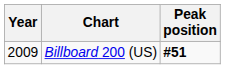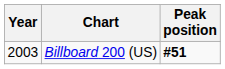(23, 52) 2009 -> (23, 52) 2003
